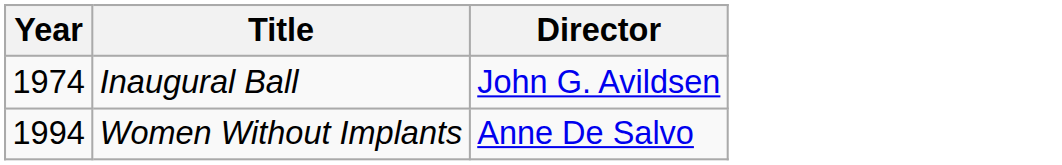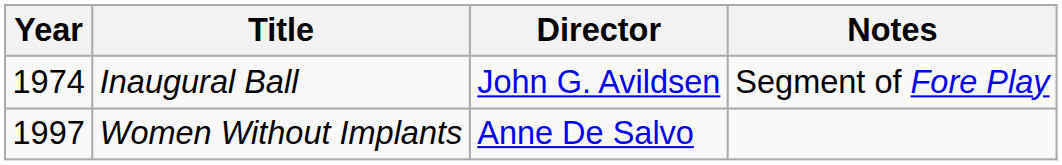+ column: (892, 30)
(49, 133) 1994 -> (49, 133) 1997
